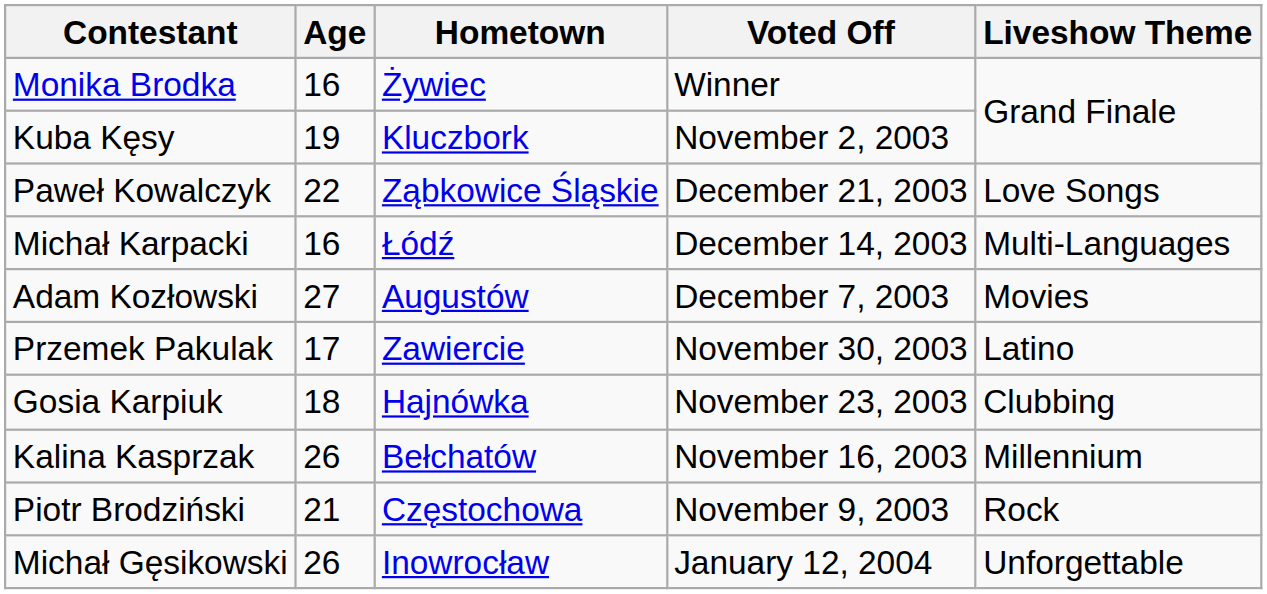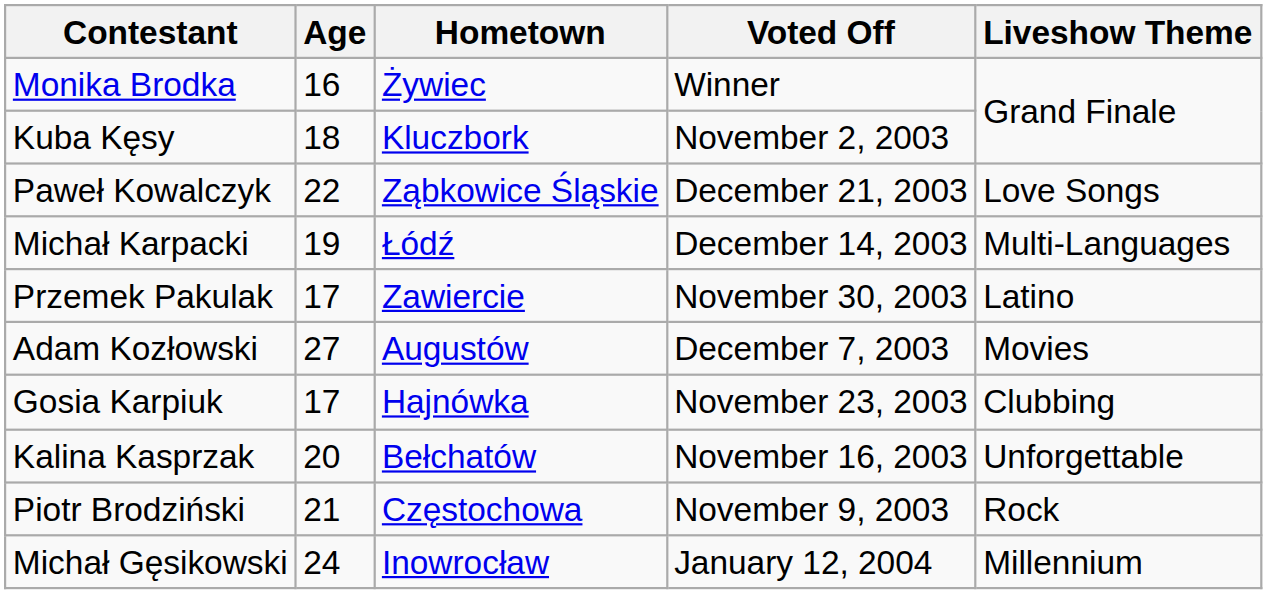(322, 138) 19 -> (322, 138) 18
(322, 244) 16 -> (322, 244) 19
rows swapped: (135, 296) <-> (143, 349)
(322, 402) 18 -> (322, 402) 17
(322, 455) 26 -> (322, 455) 20
(1063, 455) Millennium -> (1083, 455) Unforgettable
(322, 561) 26 -> (322, 561) 24
(1083, 561) Unforgettable -> (1063, 561) Millennium
